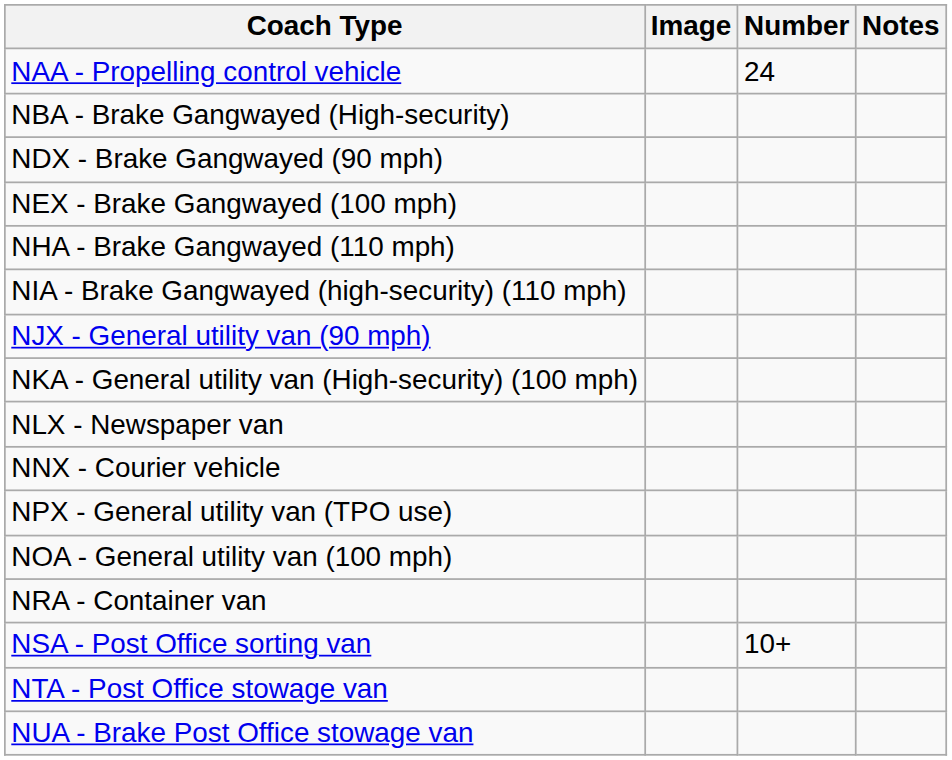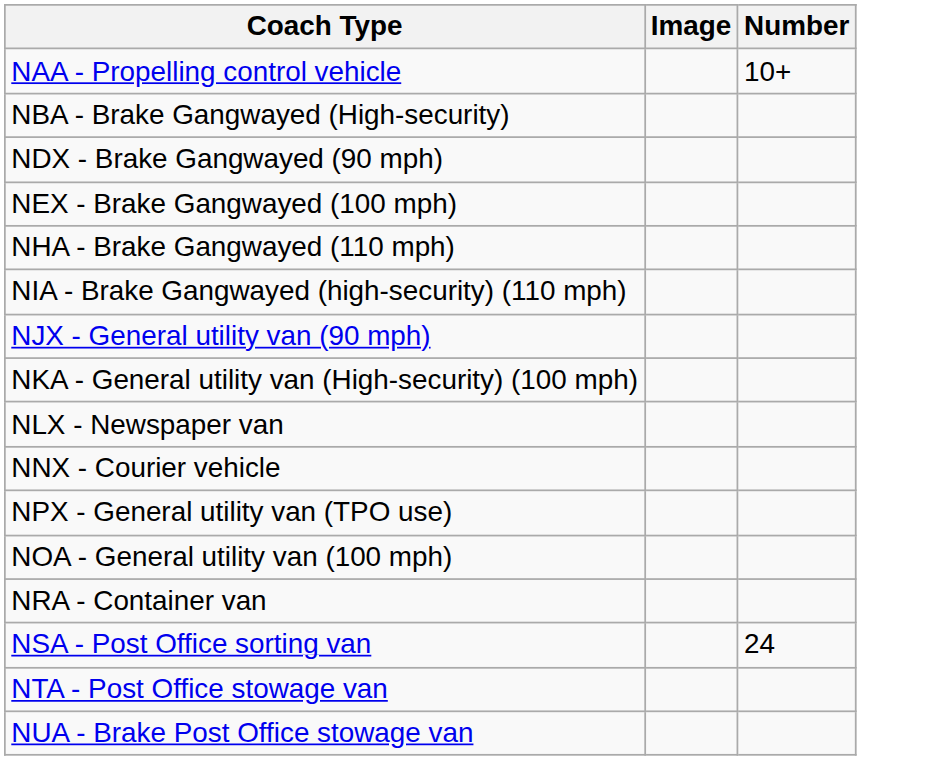- column: (901, 26)
(760, 70) 24 -> (768, 70) 10+
(768, 644) 10+ -> (760, 644) 24
